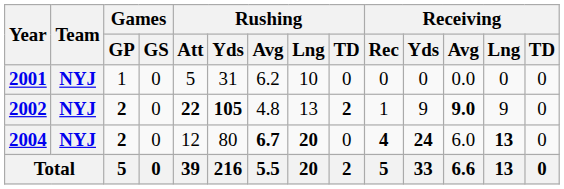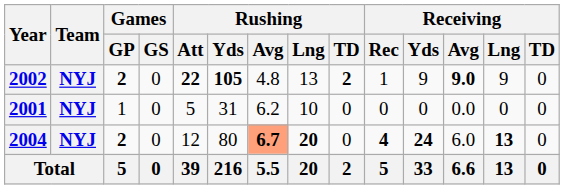rows swapped: (28, 79) <-> (28, 109)
(268, 139) no background -> (268, 139) lightsalmon background
